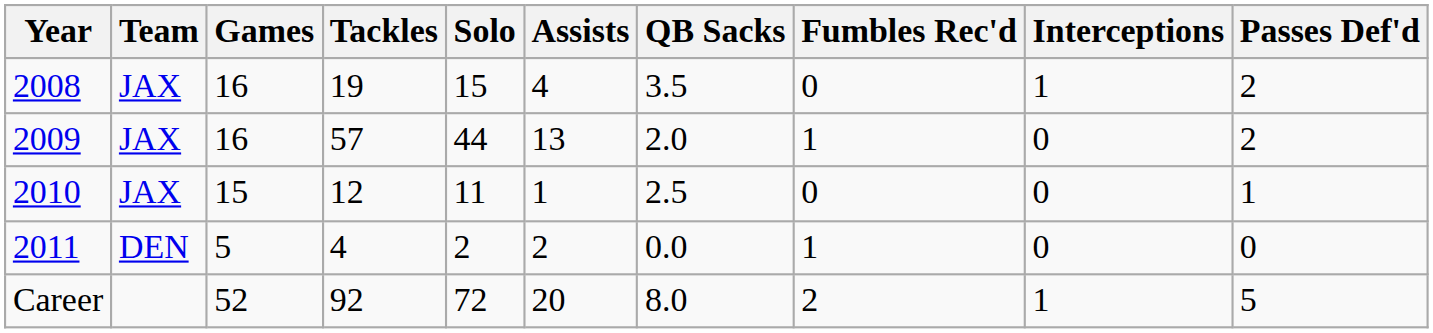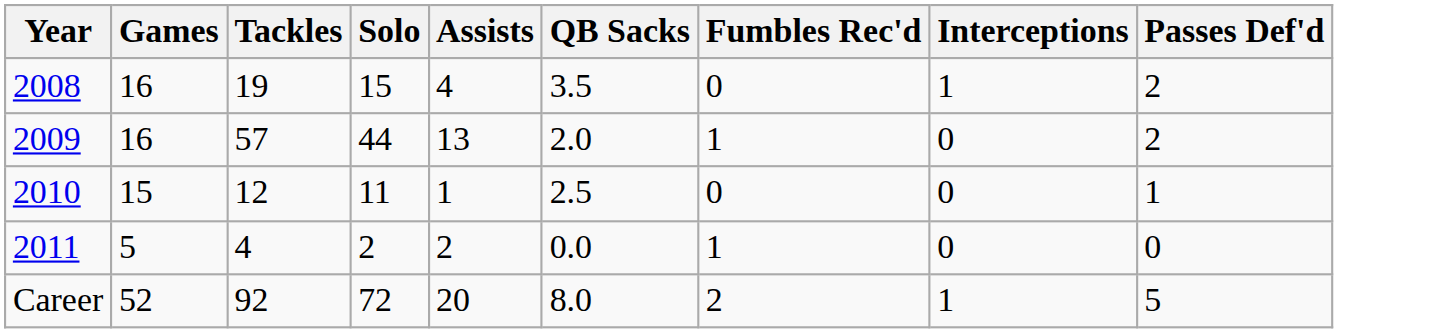- column: (159, 31)
